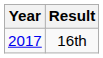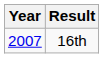(25, 40) 2017 -> (25, 40) 2007
